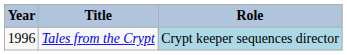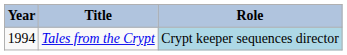(21, 38) 1996 -> (21, 38) 1994
